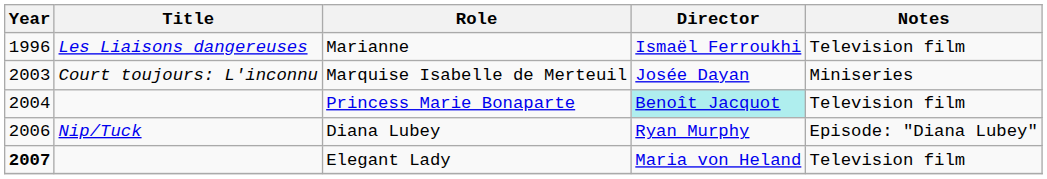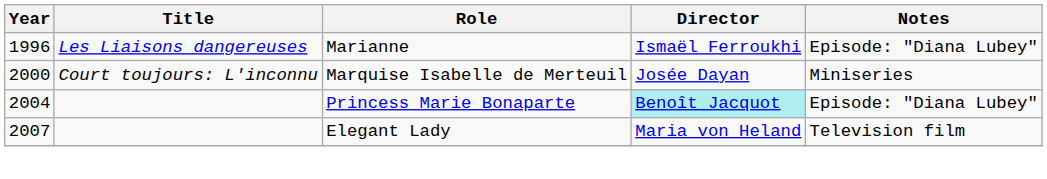(887, 47) Television film -> (924, 47) Episode: "Diana Lubey"
(30, 75) 2003 -> (30, 75) 2000
(887, 103) Television film -> (924, 103) Episode: "Diana Lubey"
- row: (383, 131)
(30, 160) bold -> (30, 131) normal
